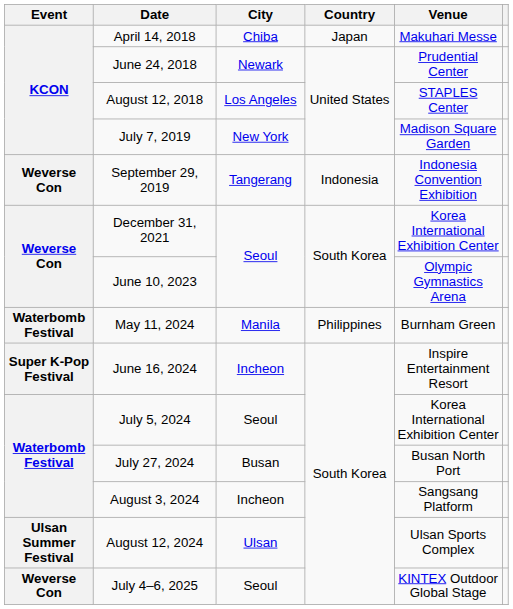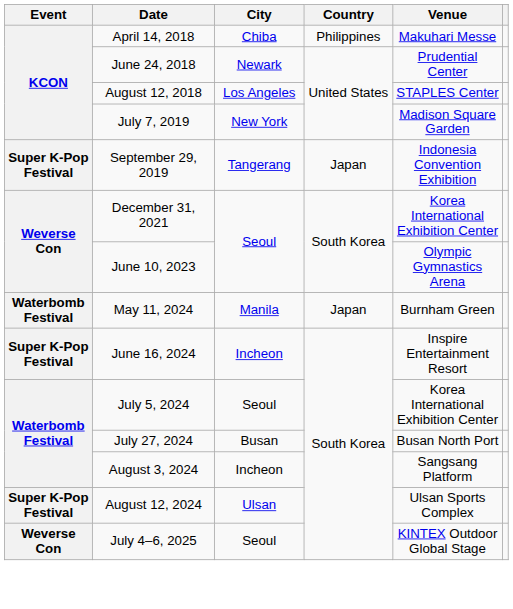(350, 36) Japan -> (348, 36) Philippines
(49, 180) Weverse Con -> (48, 165) Super K-Pop Festival
(350, 180) Indonesia -> (348, 165) Japan
(350, 325) Philippines -> (348, 310) Japan
(49, 542) Ulsan Summer Festival -> (48, 505) Super K-Pop Festival
